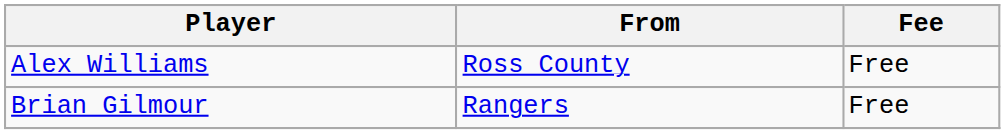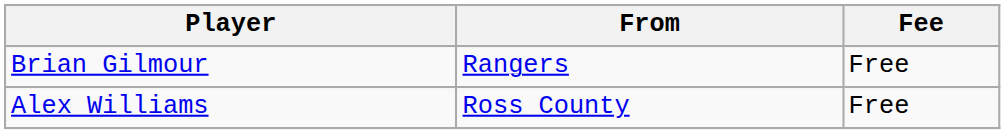rows swapped: (110, 67) <-> (110, 108)
